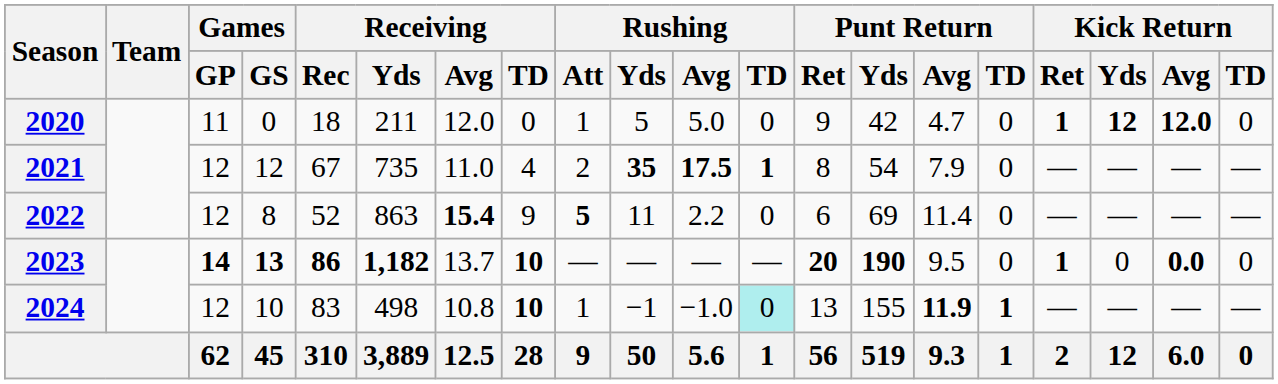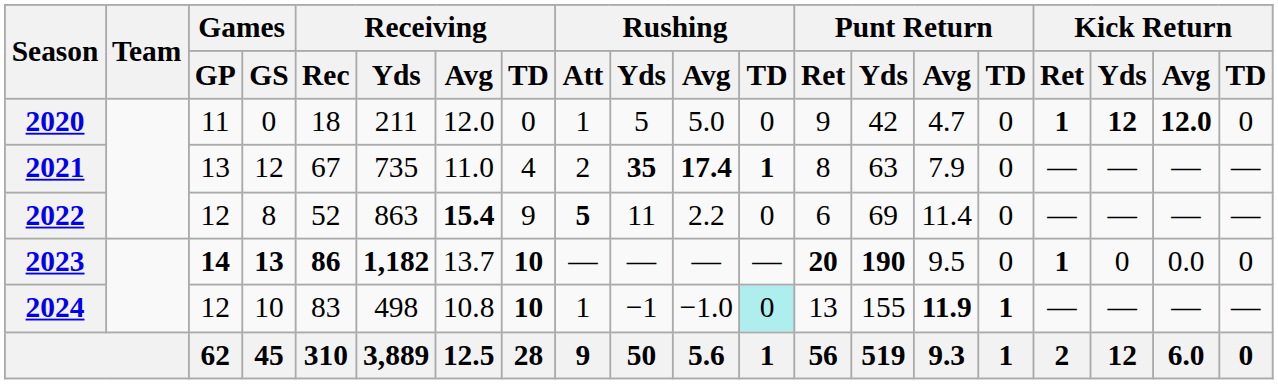(215, 167) 12 -> (215, 167) 13
(706, 167) 17.5 -> (706, 167) 17.4
(883, 167) 54 -> (883, 167) 63
(1186, 261) bold -> (1186, 261) normal
